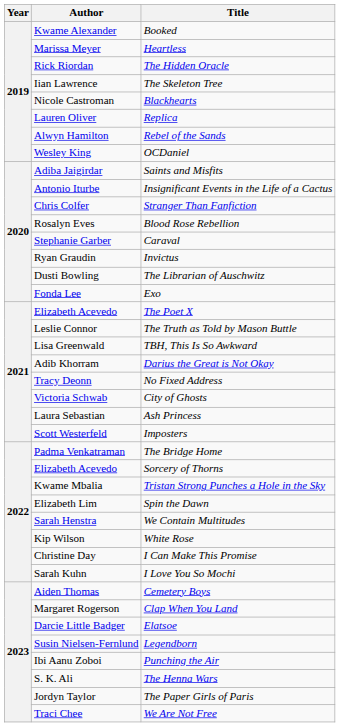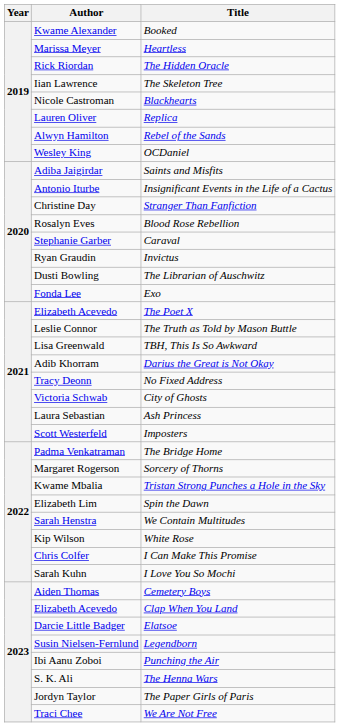(62, 205) Chris Colfer -> (65, 205) Christine Day
(76, 468) Elizabeth Acevedo -> (77, 468) Margaret Rogerson
(65, 556) Christine Day -> (62, 556) Chris Colfer
(77, 608) Margaret Rogerson -> (76, 608) Elizabeth Acevedo
